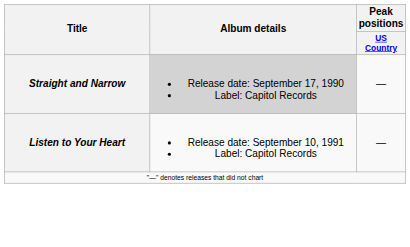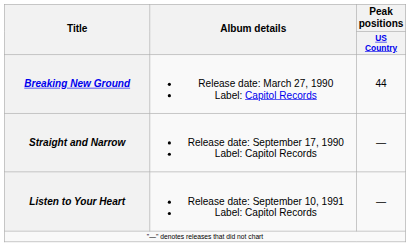+ row: (77, 84)
(253, 90) lightgrey background -> (253, 148) no background
